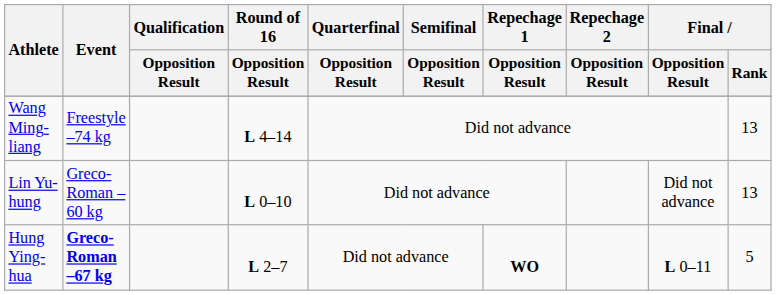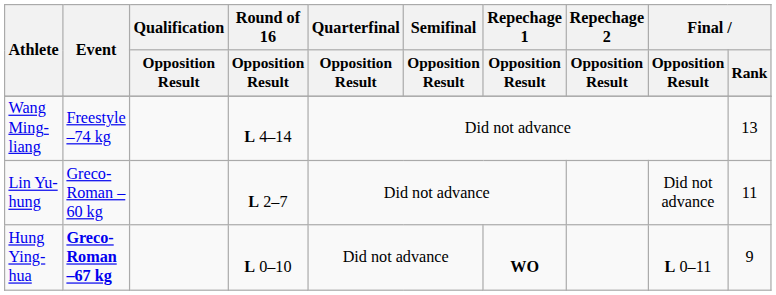(268, 201) L 0–10 -> (268, 201) L 2–7
(749, 192) 13 -> (749, 192) 11
(268, 266) L 2–7 -> (268, 266) L 0–10
(749, 257) 5 -> (749, 257) 9
